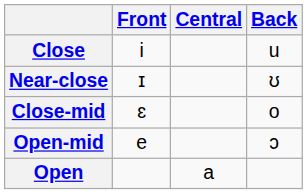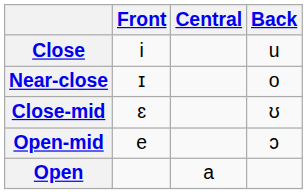(274, 81) ʊ -> (274, 81) o
(274, 111) o -> (274, 111) ʊ
